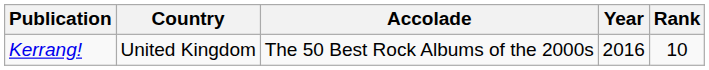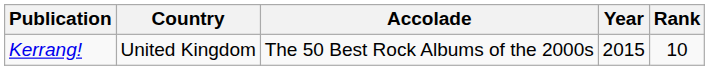(624, 49) 2016 -> (624, 49) 2015
